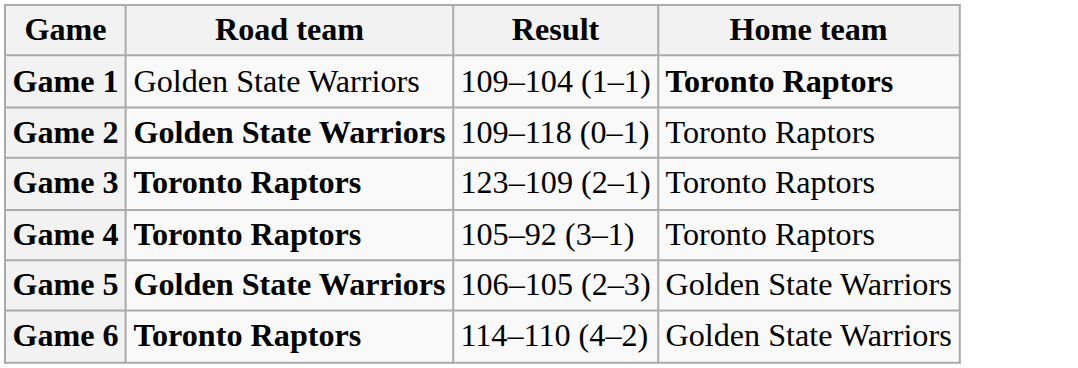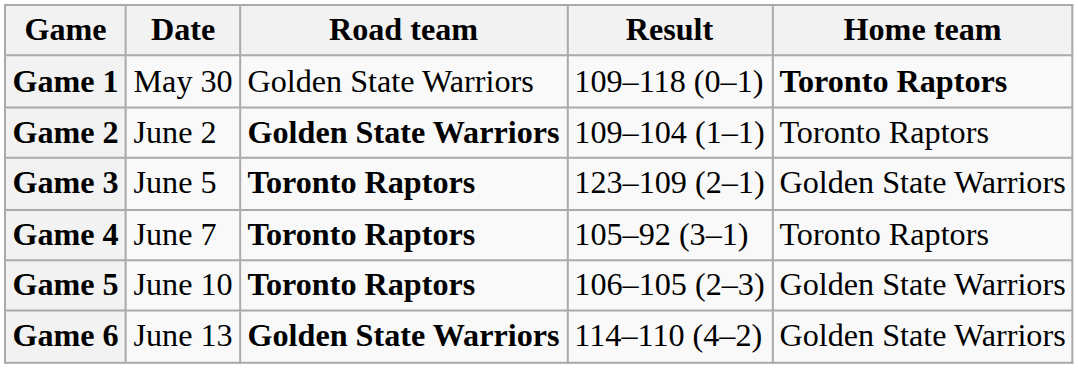+ column: (183, 30)
(556, 81) 109–104 (1–1) -> (669, 81) 109–118 (0–1)
(555, 132) 109–118 (0–1) -> (669, 132) 109–104 (1–1)
(770, 183) Toronto Raptors -> (923, 183) Golden State Warriors
(290, 285) Golden State Warriors -> (361, 285) Toronto Raptors
(247, 336) Toronto Raptors -> (404, 336) Golden State Warriors
